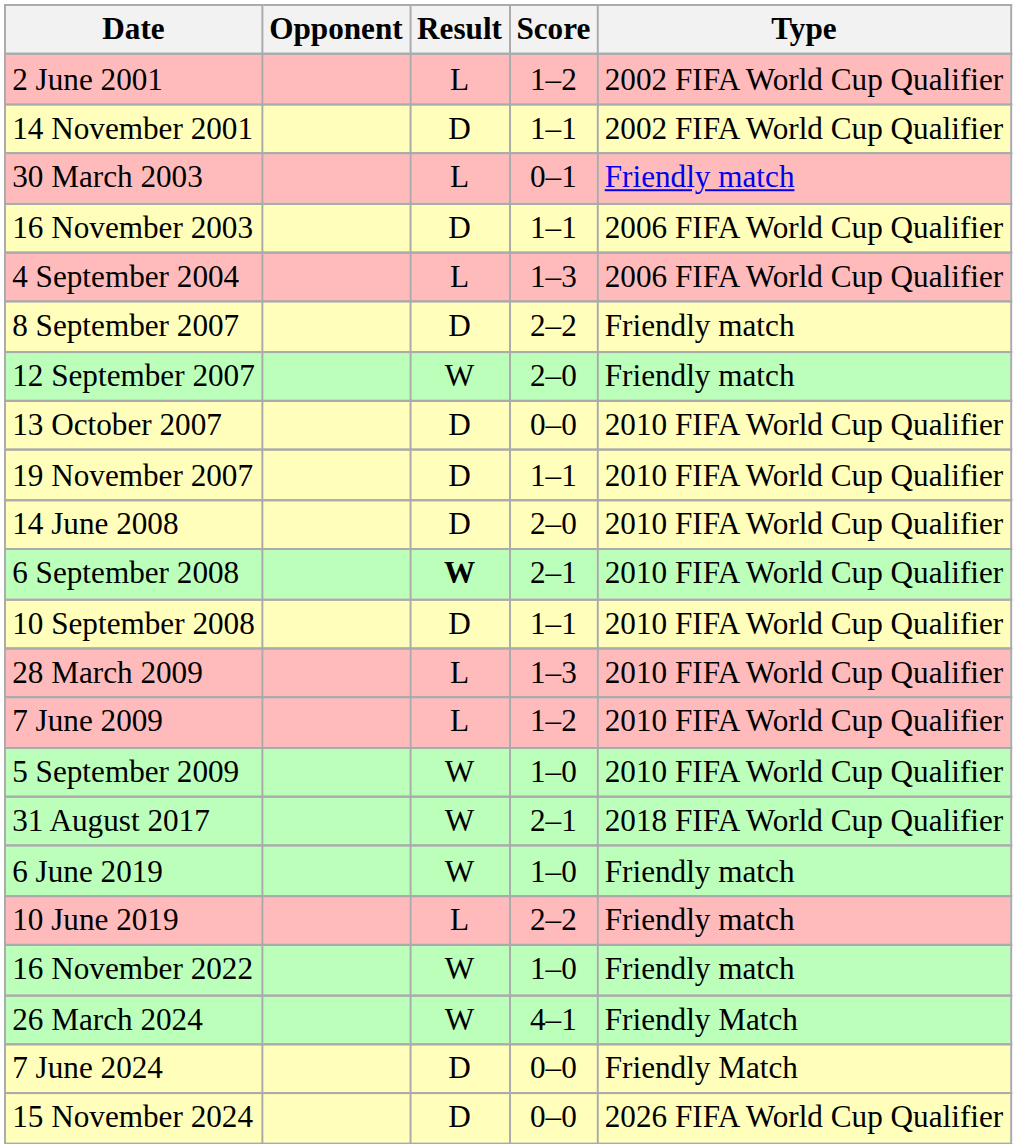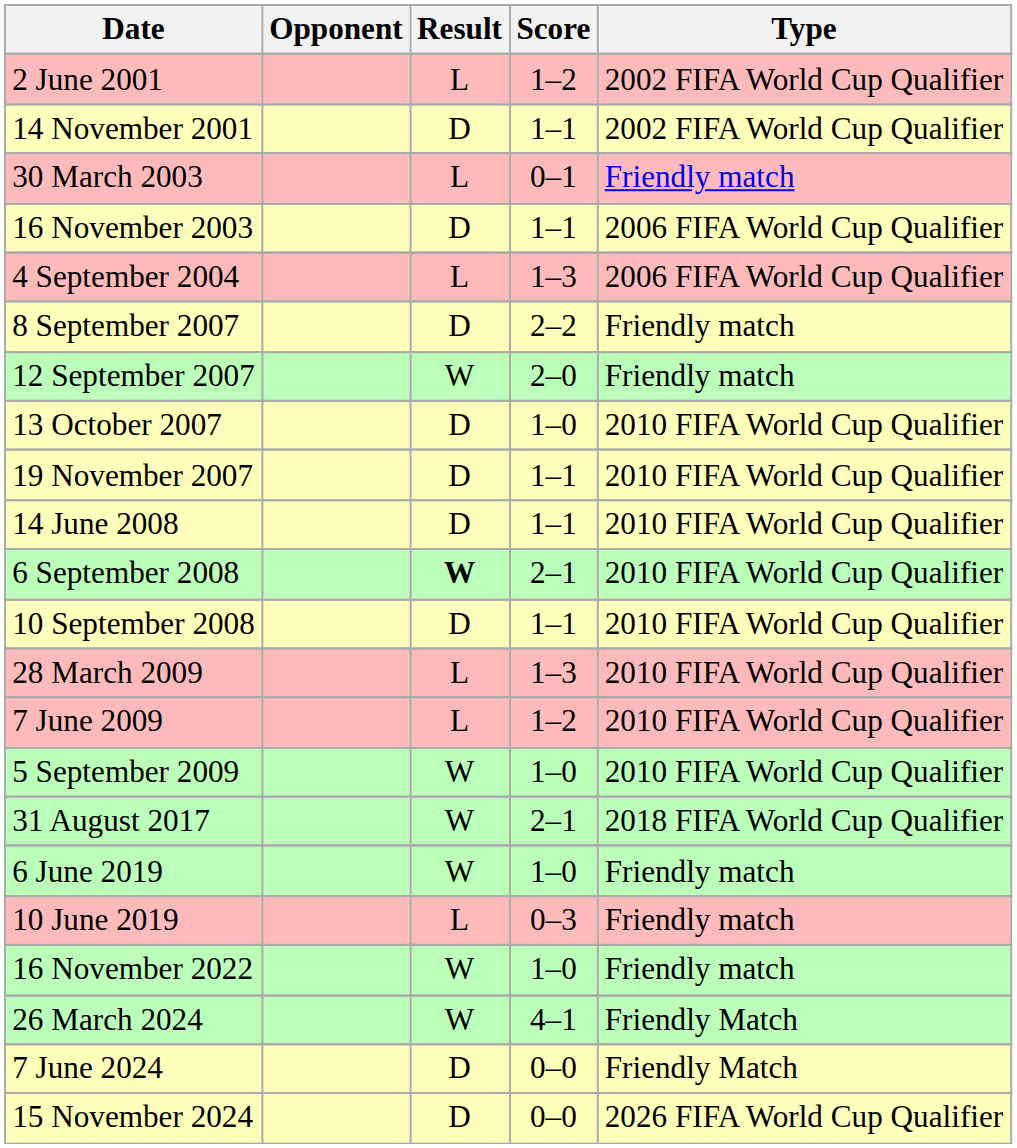(553, 425) 0–0 -> (553, 425) 1–0
(553, 524) 2–0 -> (553, 524) 1–1
(553, 919) 2–2 -> (553, 919) 0–3
